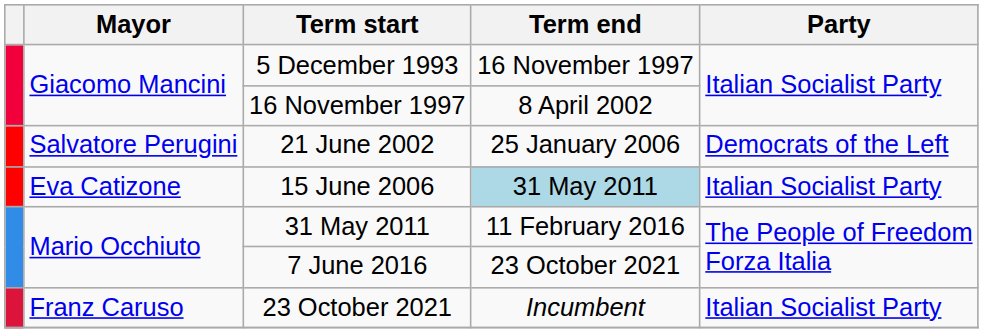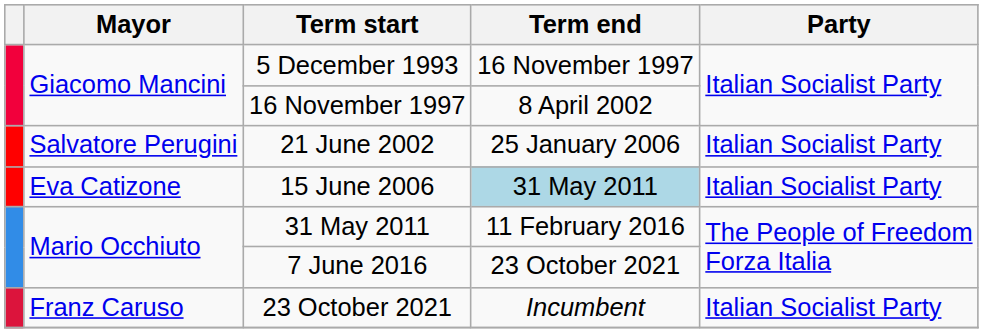(827, 145) Democrats of the Left -> (823, 145) Italian Socialist Party
